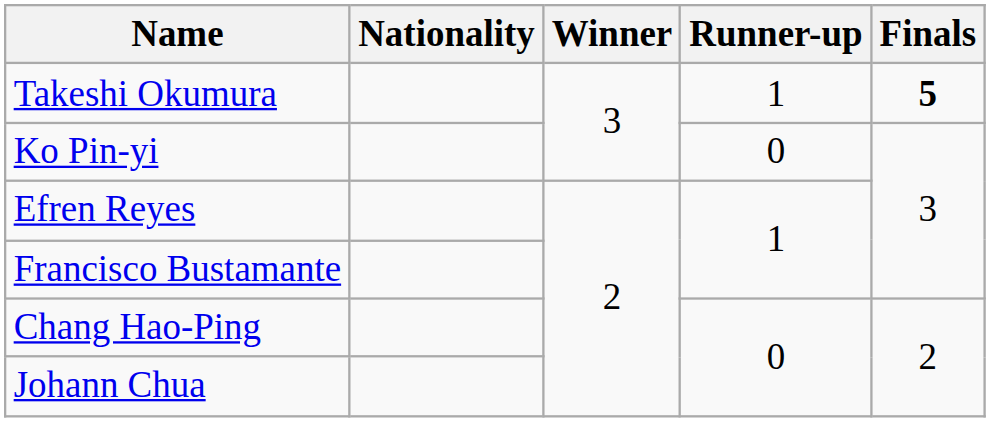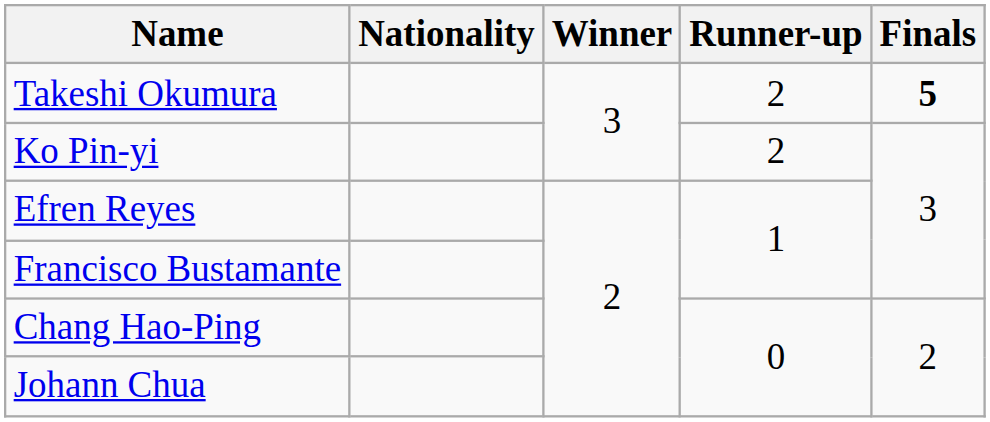(776, 92) 1 -> (776, 92) 2
(776, 151) 0 -> (776, 151) 2
